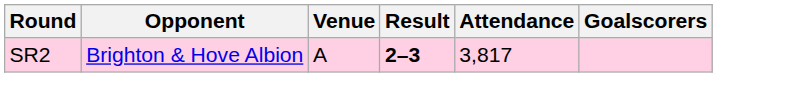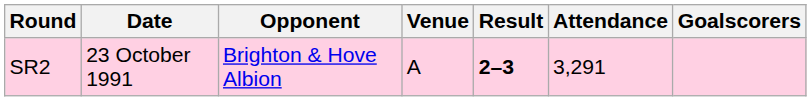+ column: (150, 21)
(486, 54) 3,817 -> (579, 66) 3,291
